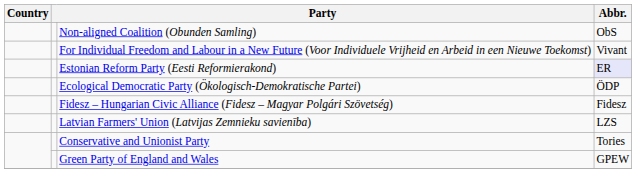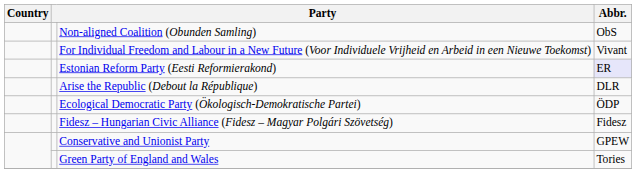+ row: (158, 86)
- row: (185, 123)
(611, 141) Tories -> (613, 141) GPEW
(613, 159) GPEW -> (611, 159) Tories
